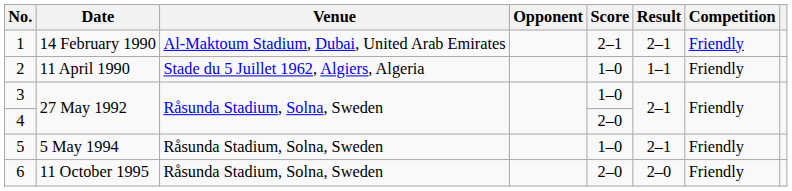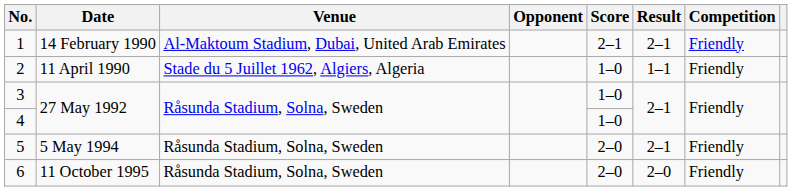(610, 120) 2–0 -> (610, 120) 1–0
(610, 146) 1–0 -> (610, 146) 2–0
